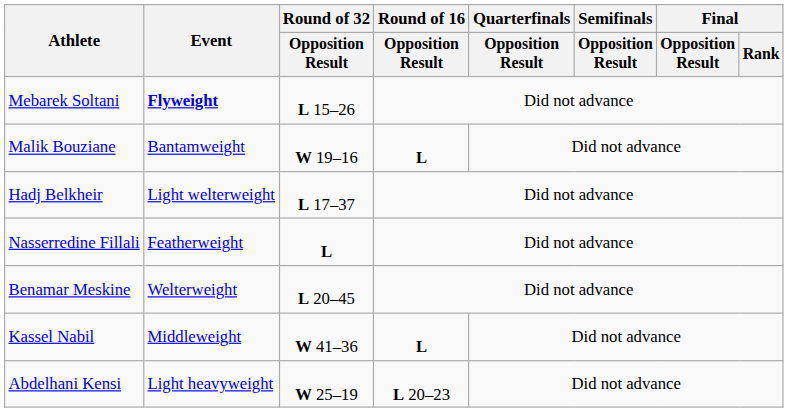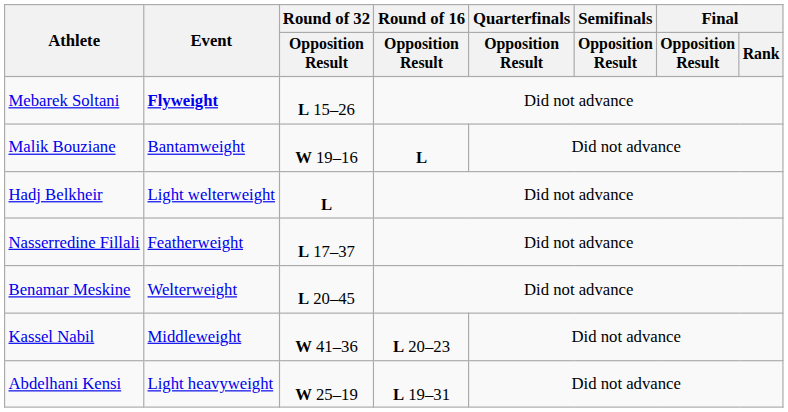(326, 205) L 17–37 -> (326, 205) L
(326, 252) L -> (326, 252) L 17–37
(421, 346) L -> (421, 346) L 20–23
(421, 394) L 20–23 -> (421, 394) L 19–31
